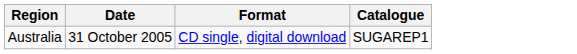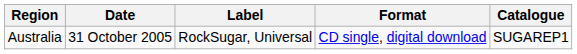+ column: (245, 15)
